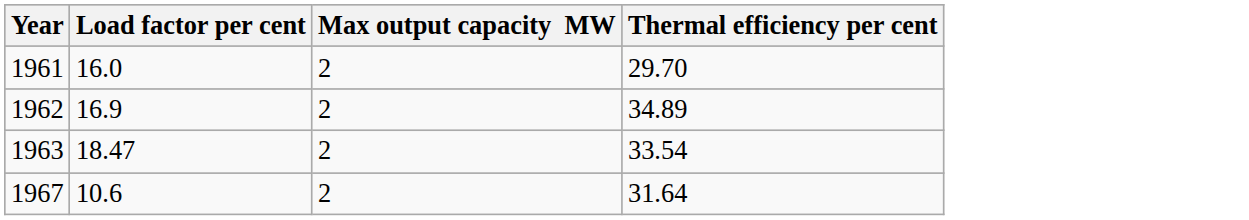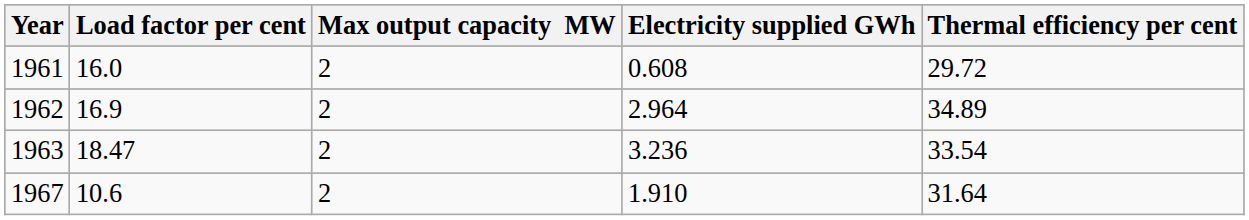+ column: (772, 25)
(658, 67) 29.70 -> (957, 67) 29.72
